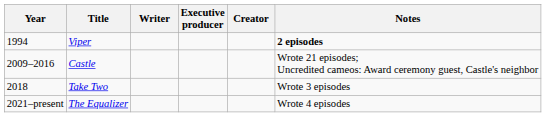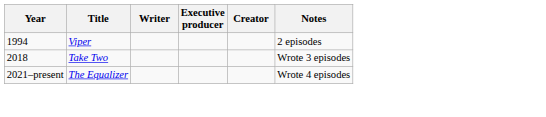(300, 41) bold -> (299, 41) normal
- row: (82, 64)
